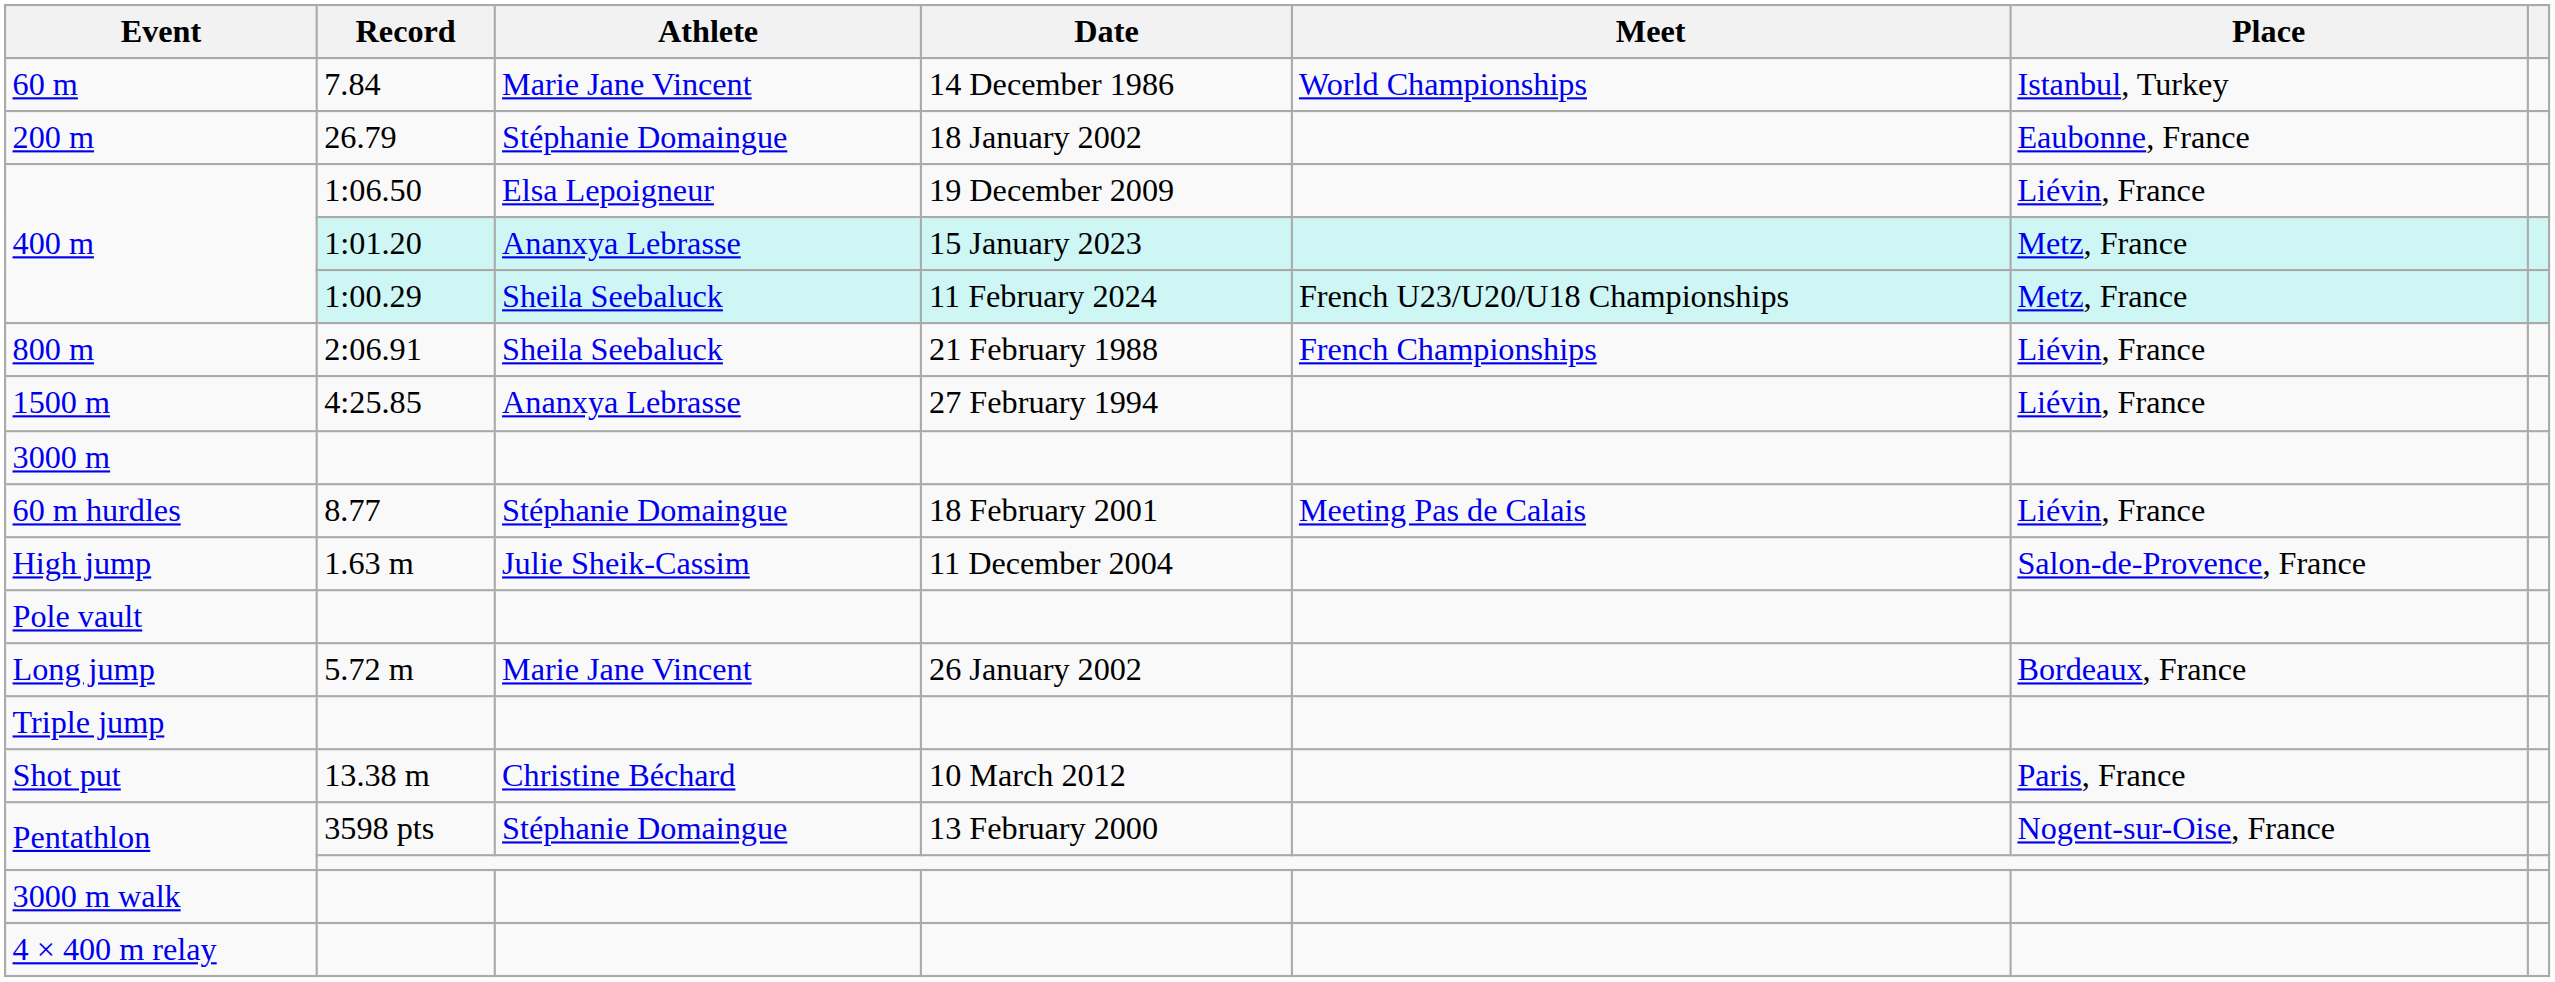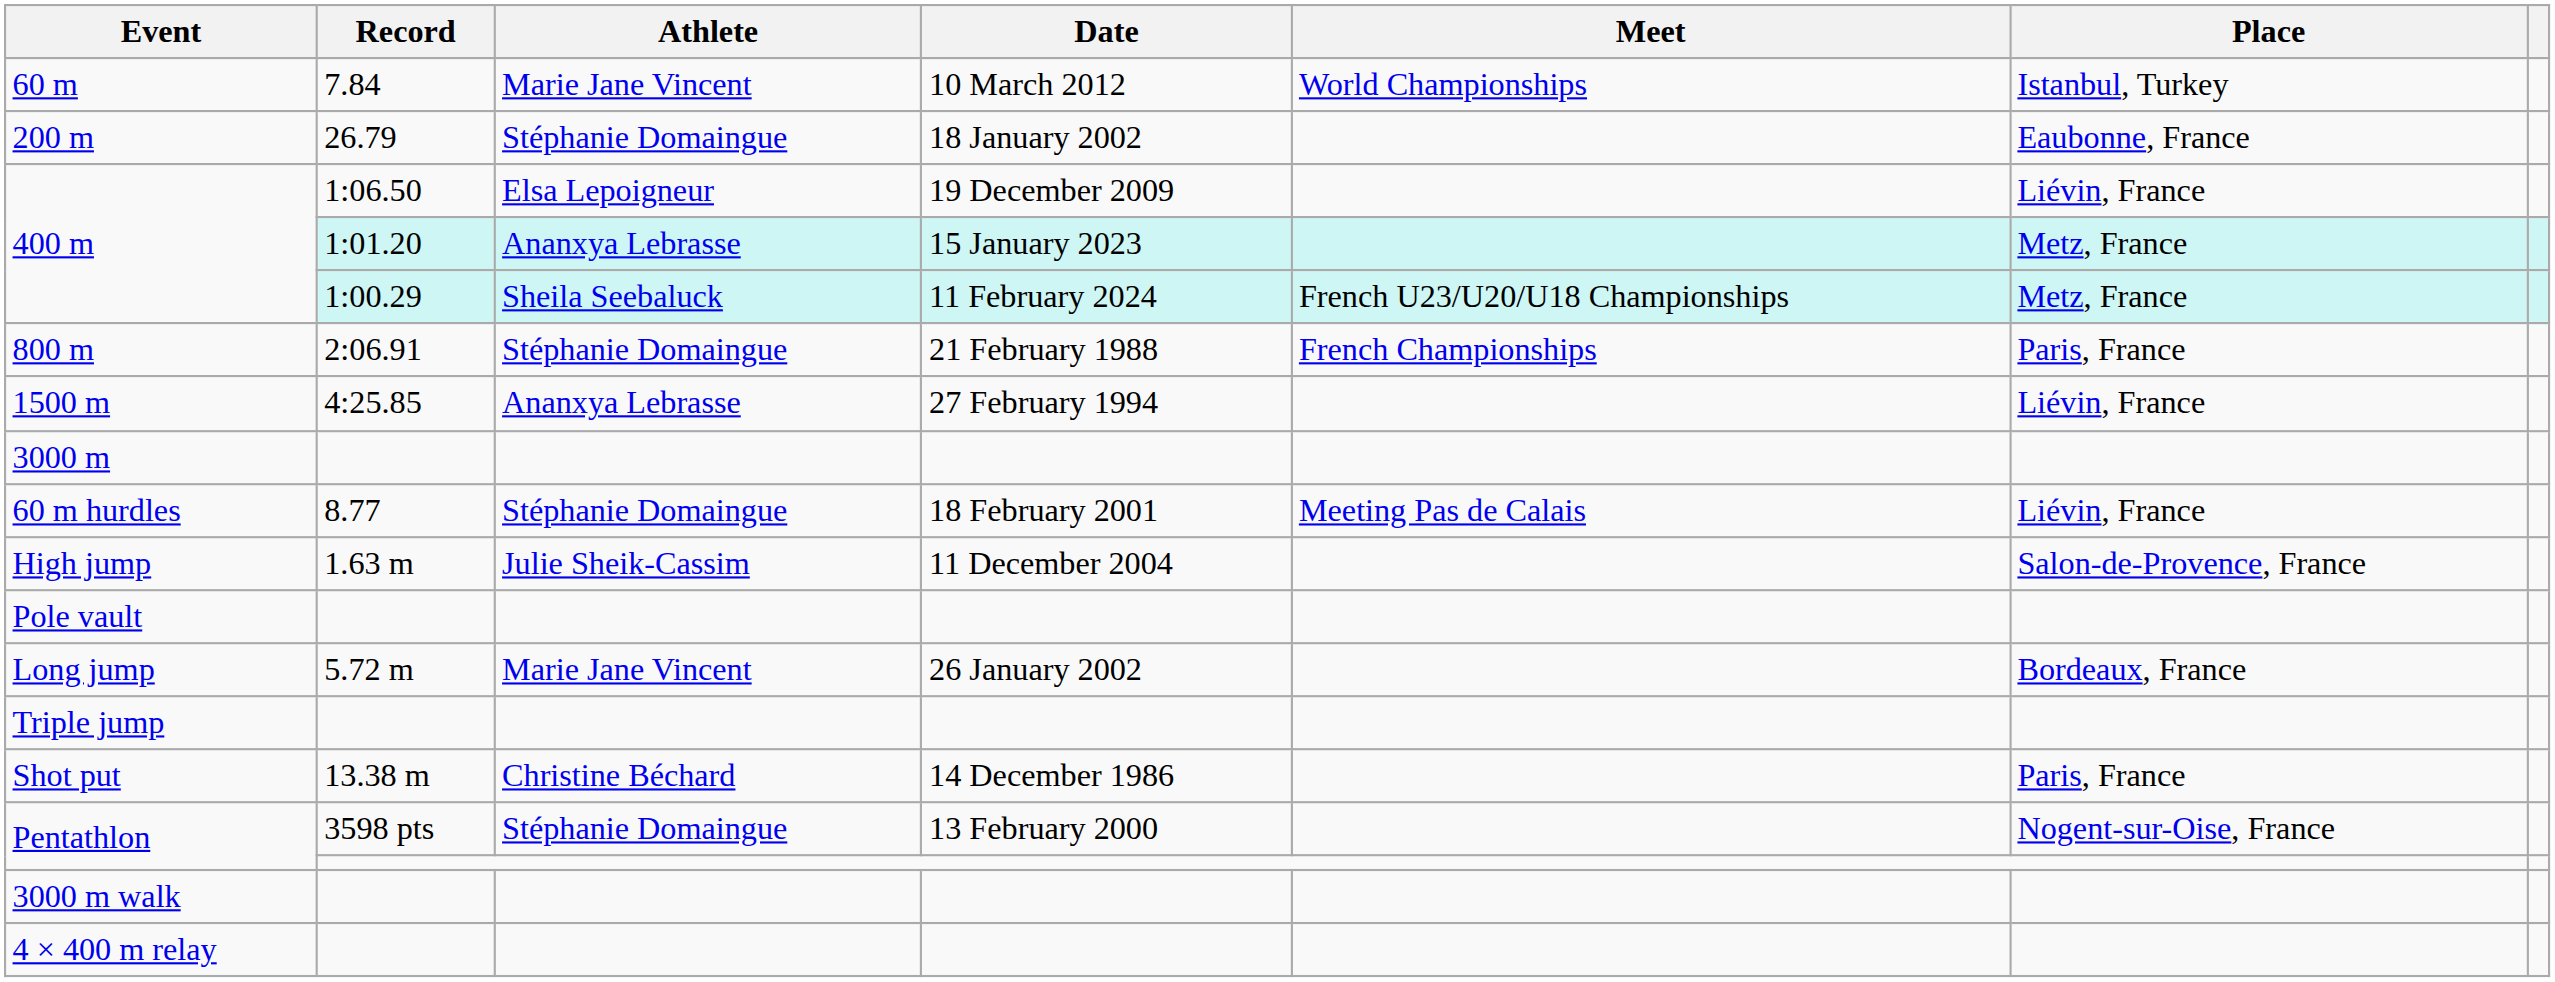(1052, 84) 14 December 1986 -> (1027, 84) 10 March 2012
(612, 350) Sheila Seebaluck -> (645, 350) Stéphanie Domaingue
(2111, 350) Liévin, France -> (2101, 350) Paris, France
(1027, 775) 10 March 2012 -> (1052, 775) 14 December 1986
